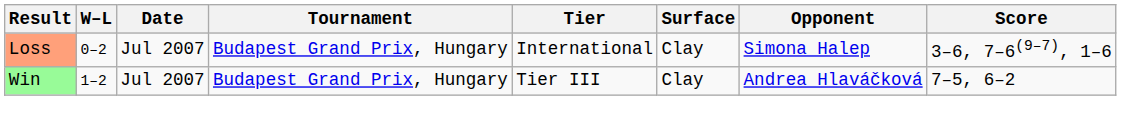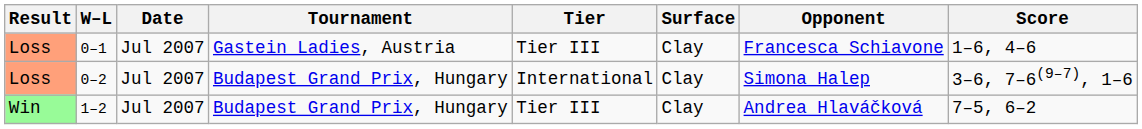+ row: (94, 48)
